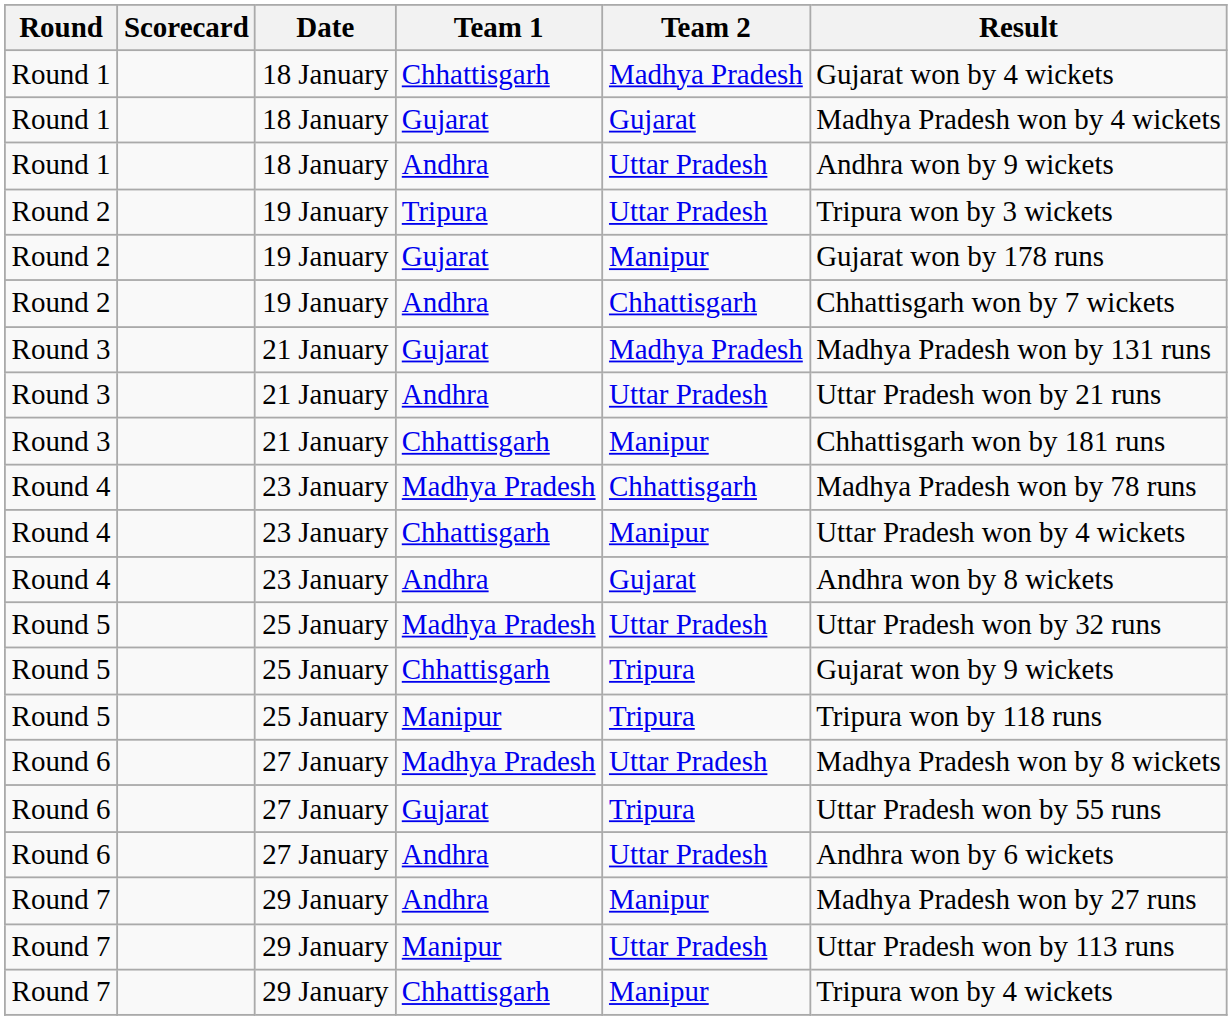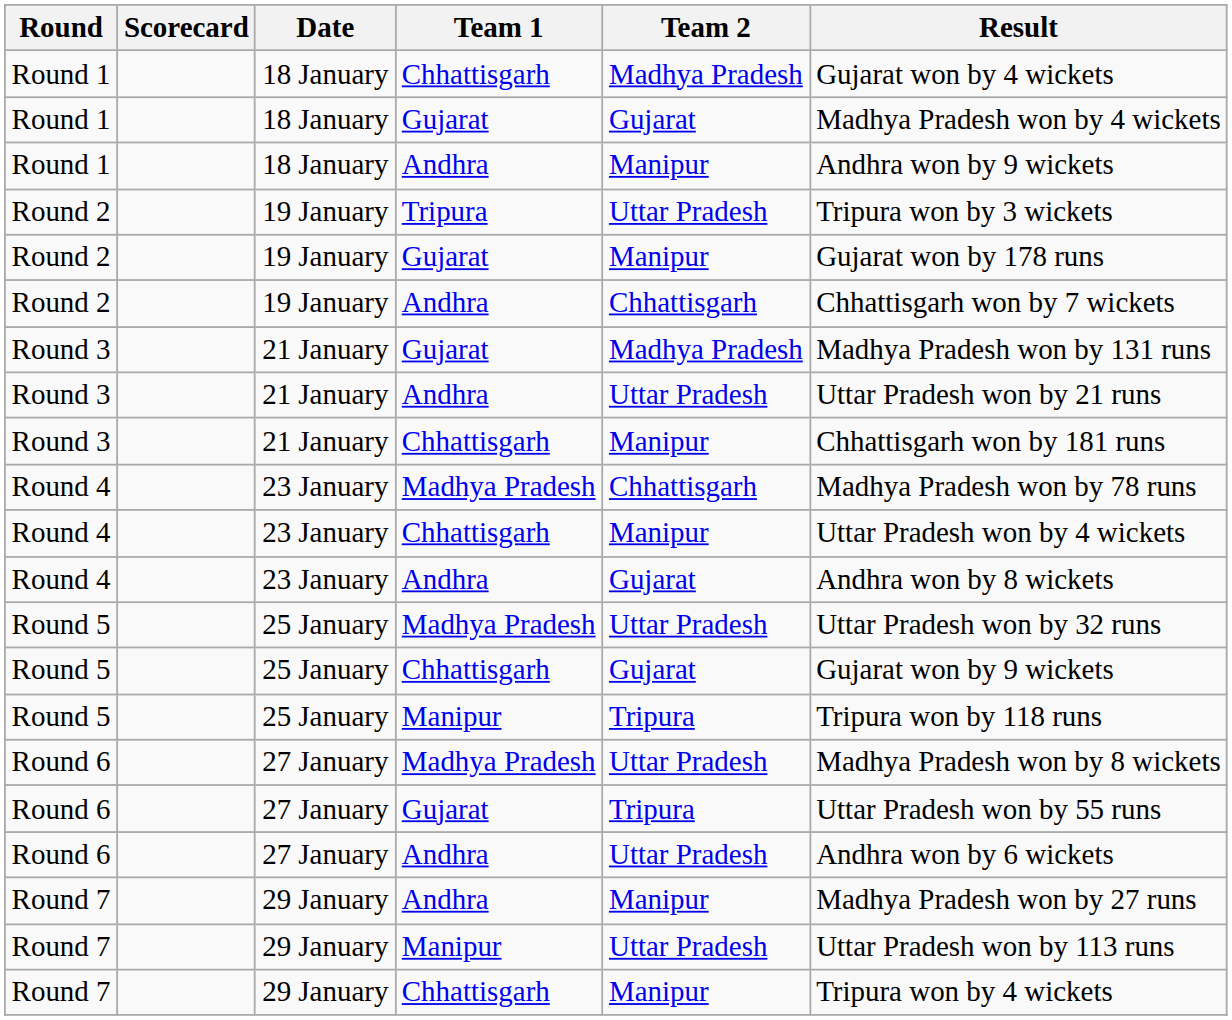(688, 165) Uttar Pradesh -> (659, 165) Manipur
(652, 670) Tripura -> (652, 670) Gujarat
